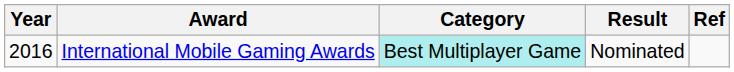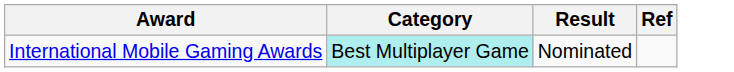- column: (31, 19)
